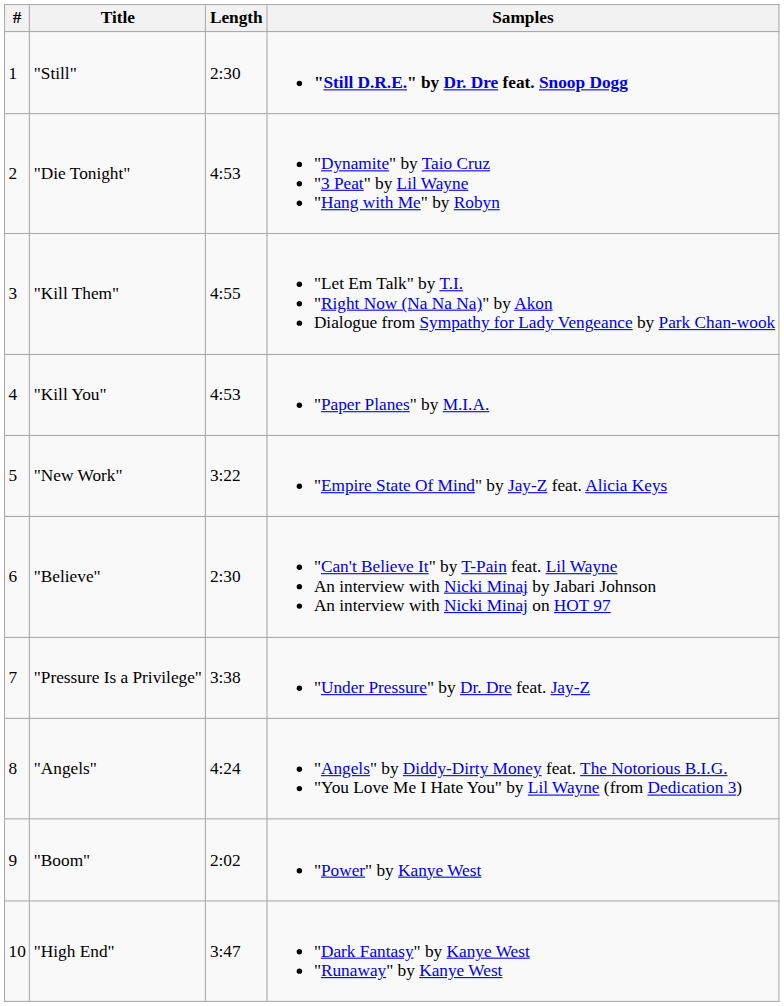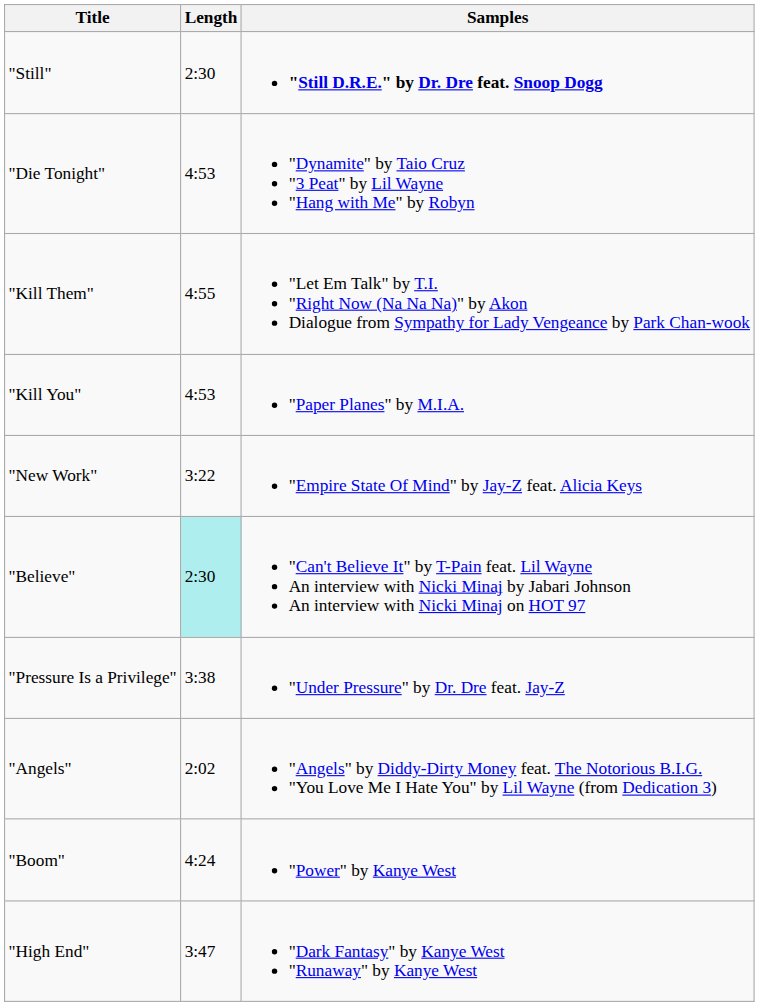- column: (17, 18)
(225, 576) no background -> (200, 576) paleturquoise background
(225, 768) 4:24 -> (200, 768) 2:02
(225, 859) 2:02 -> (200, 859) 4:24
